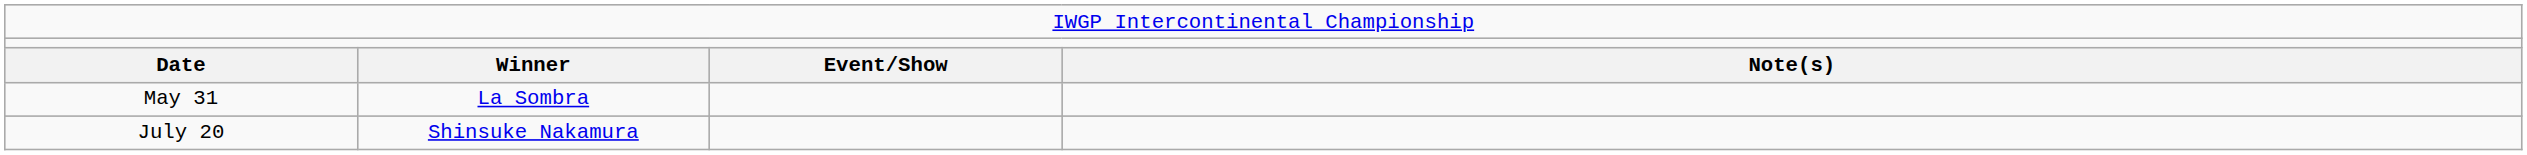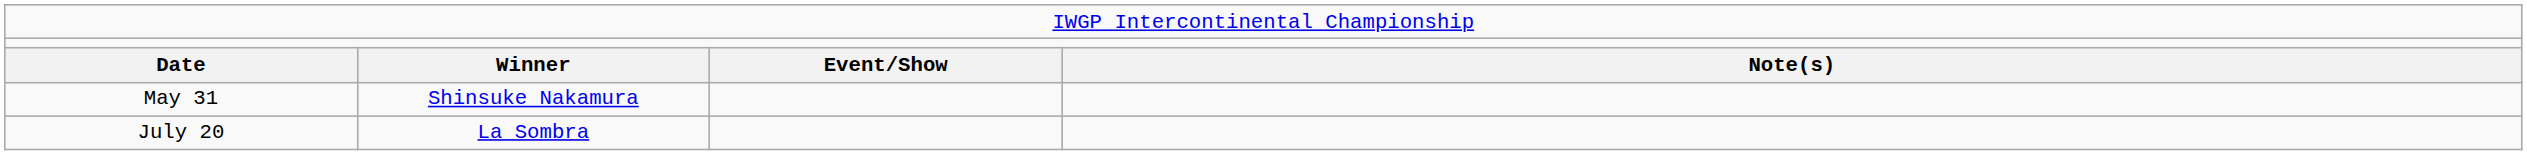(533, 99) La Sombra -> (533, 99) Shinsuke Nakamura
(533, 133) Shinsuke Nakamura -> (533, 133) La Sombra
